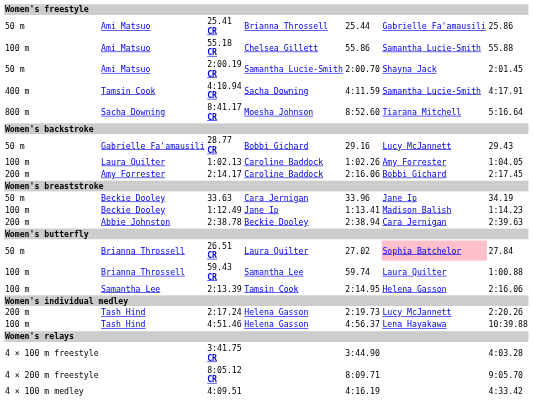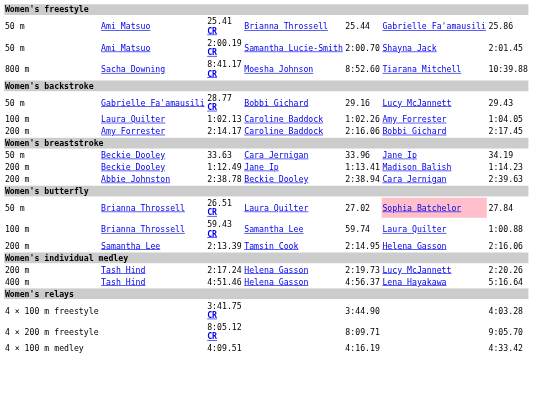- row: (220, 48)
- row: (224, 91)
(506, 112) 5:16.64 -> (508, 69) 10:39.88
(17, 210) 100 m -> (17, 167) 200 m
(17, 289) 100 m -> (17, 246) 200 m
(17, 325) 100 m -> (17, 282) 400 m
(508, 325) 10:39.88 -> (506, 282) 5:16.64
